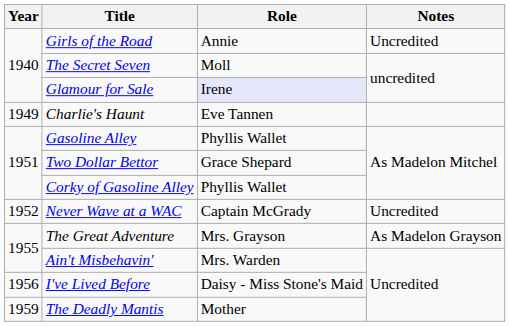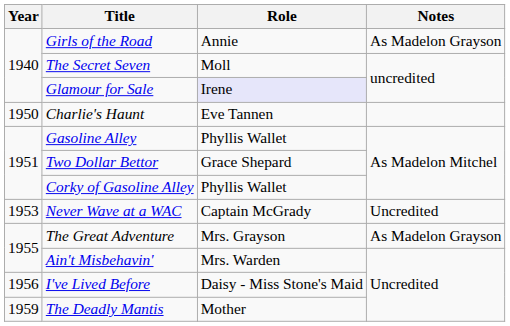(404, 41) Uncredited -> (436, 41) As Madelon Grayson
(23, 114) 1949 -> (23, 114) 1950
(23, 211) 1952 -> (23, 211) 1953
